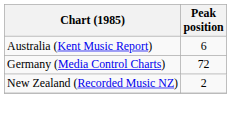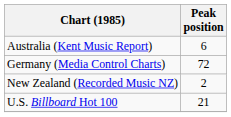+ row: (62, 102)
